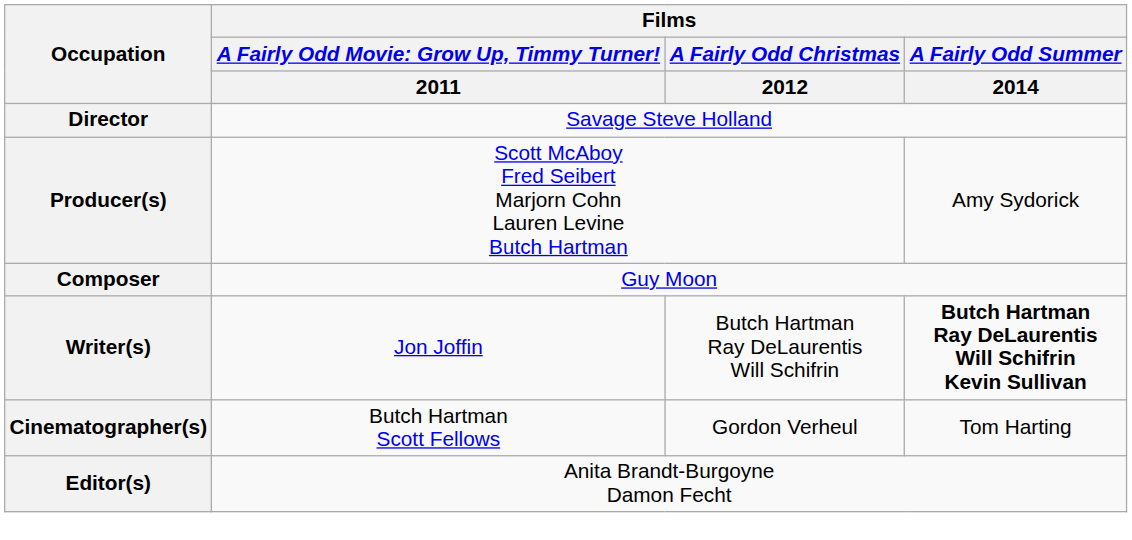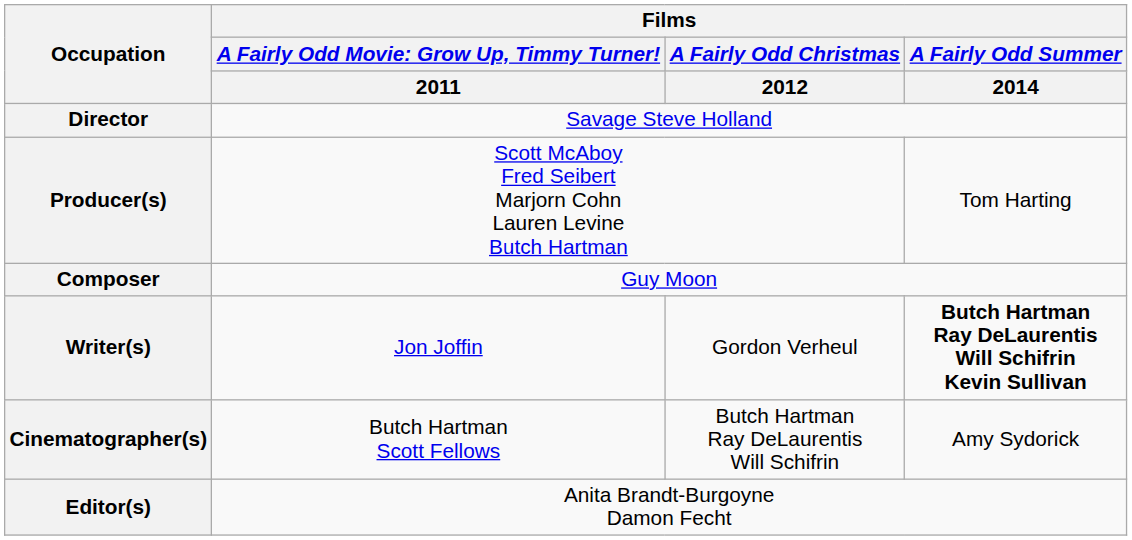(1016, 199) Amy Sydorick -> (1016, 199) Tom Harting
(785, 347) Butch Hartman Ray DeLaurentis Will Schifrin -> (785, 347) Gordon Verheul
(785, 427) Gordon Verheul -> (785, 439) Butch Hartman Ray DeLaurentis Will Schifrin
(1016, 427) Tom Harting -> (1016, 439) Amy Sydorick
